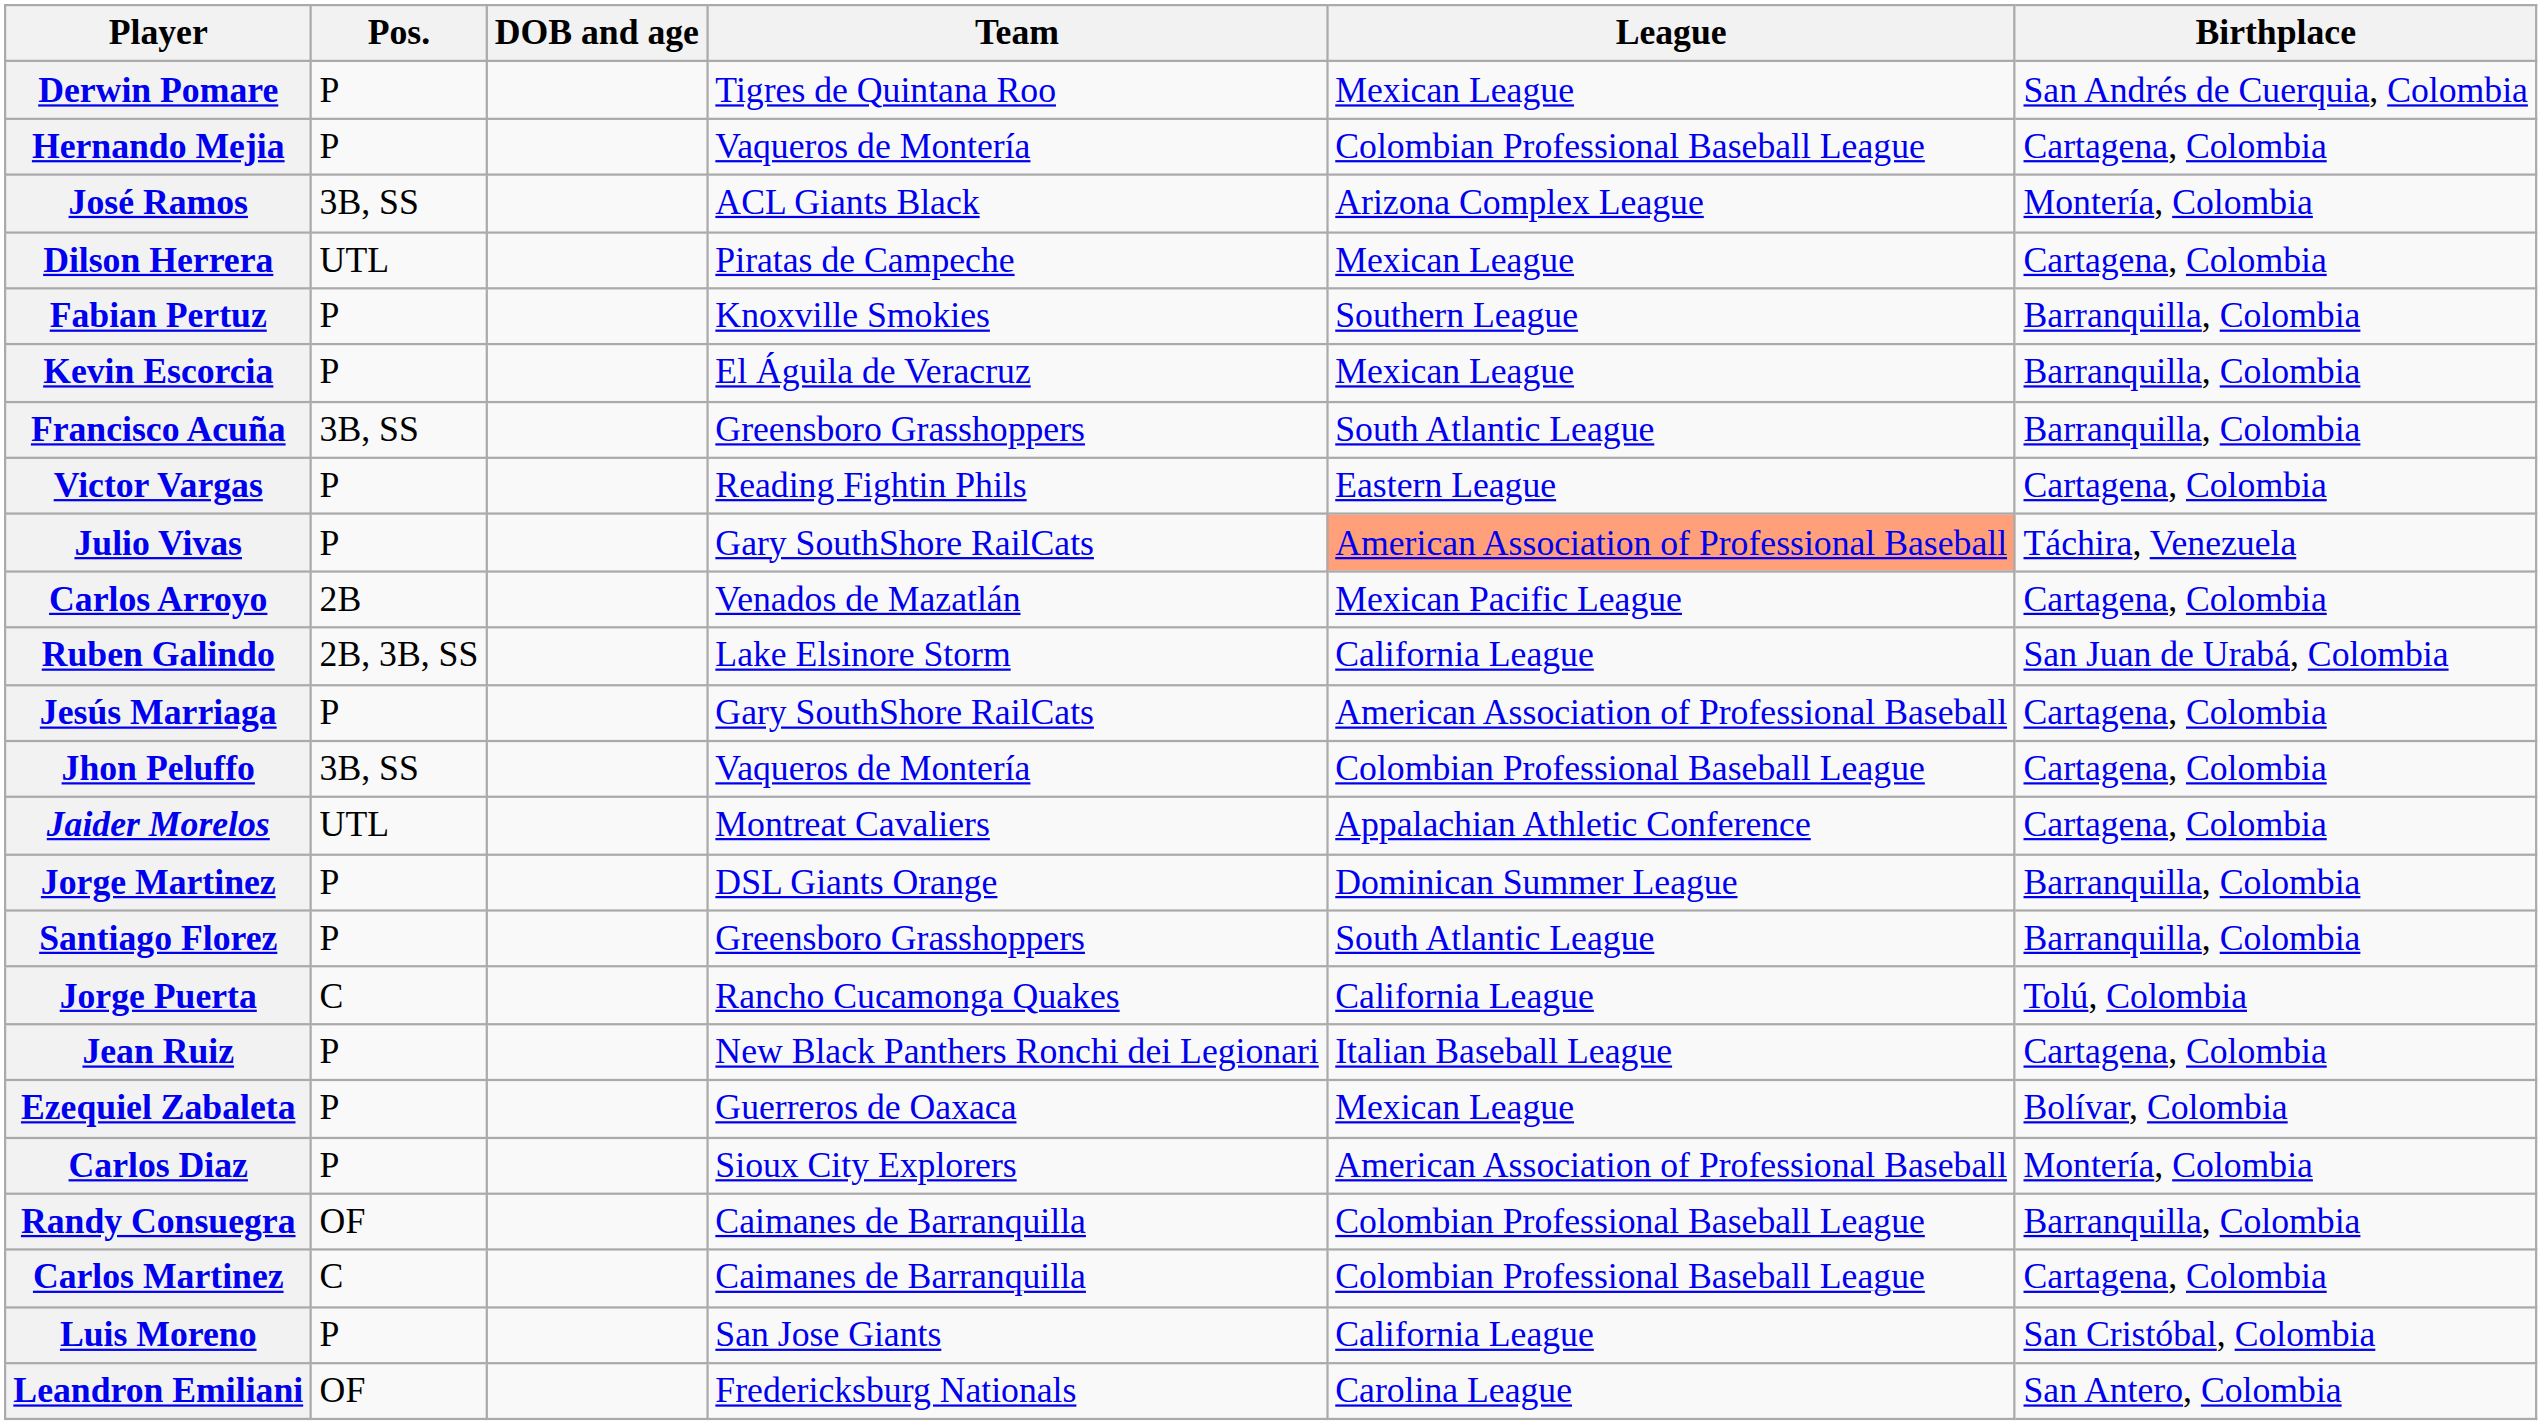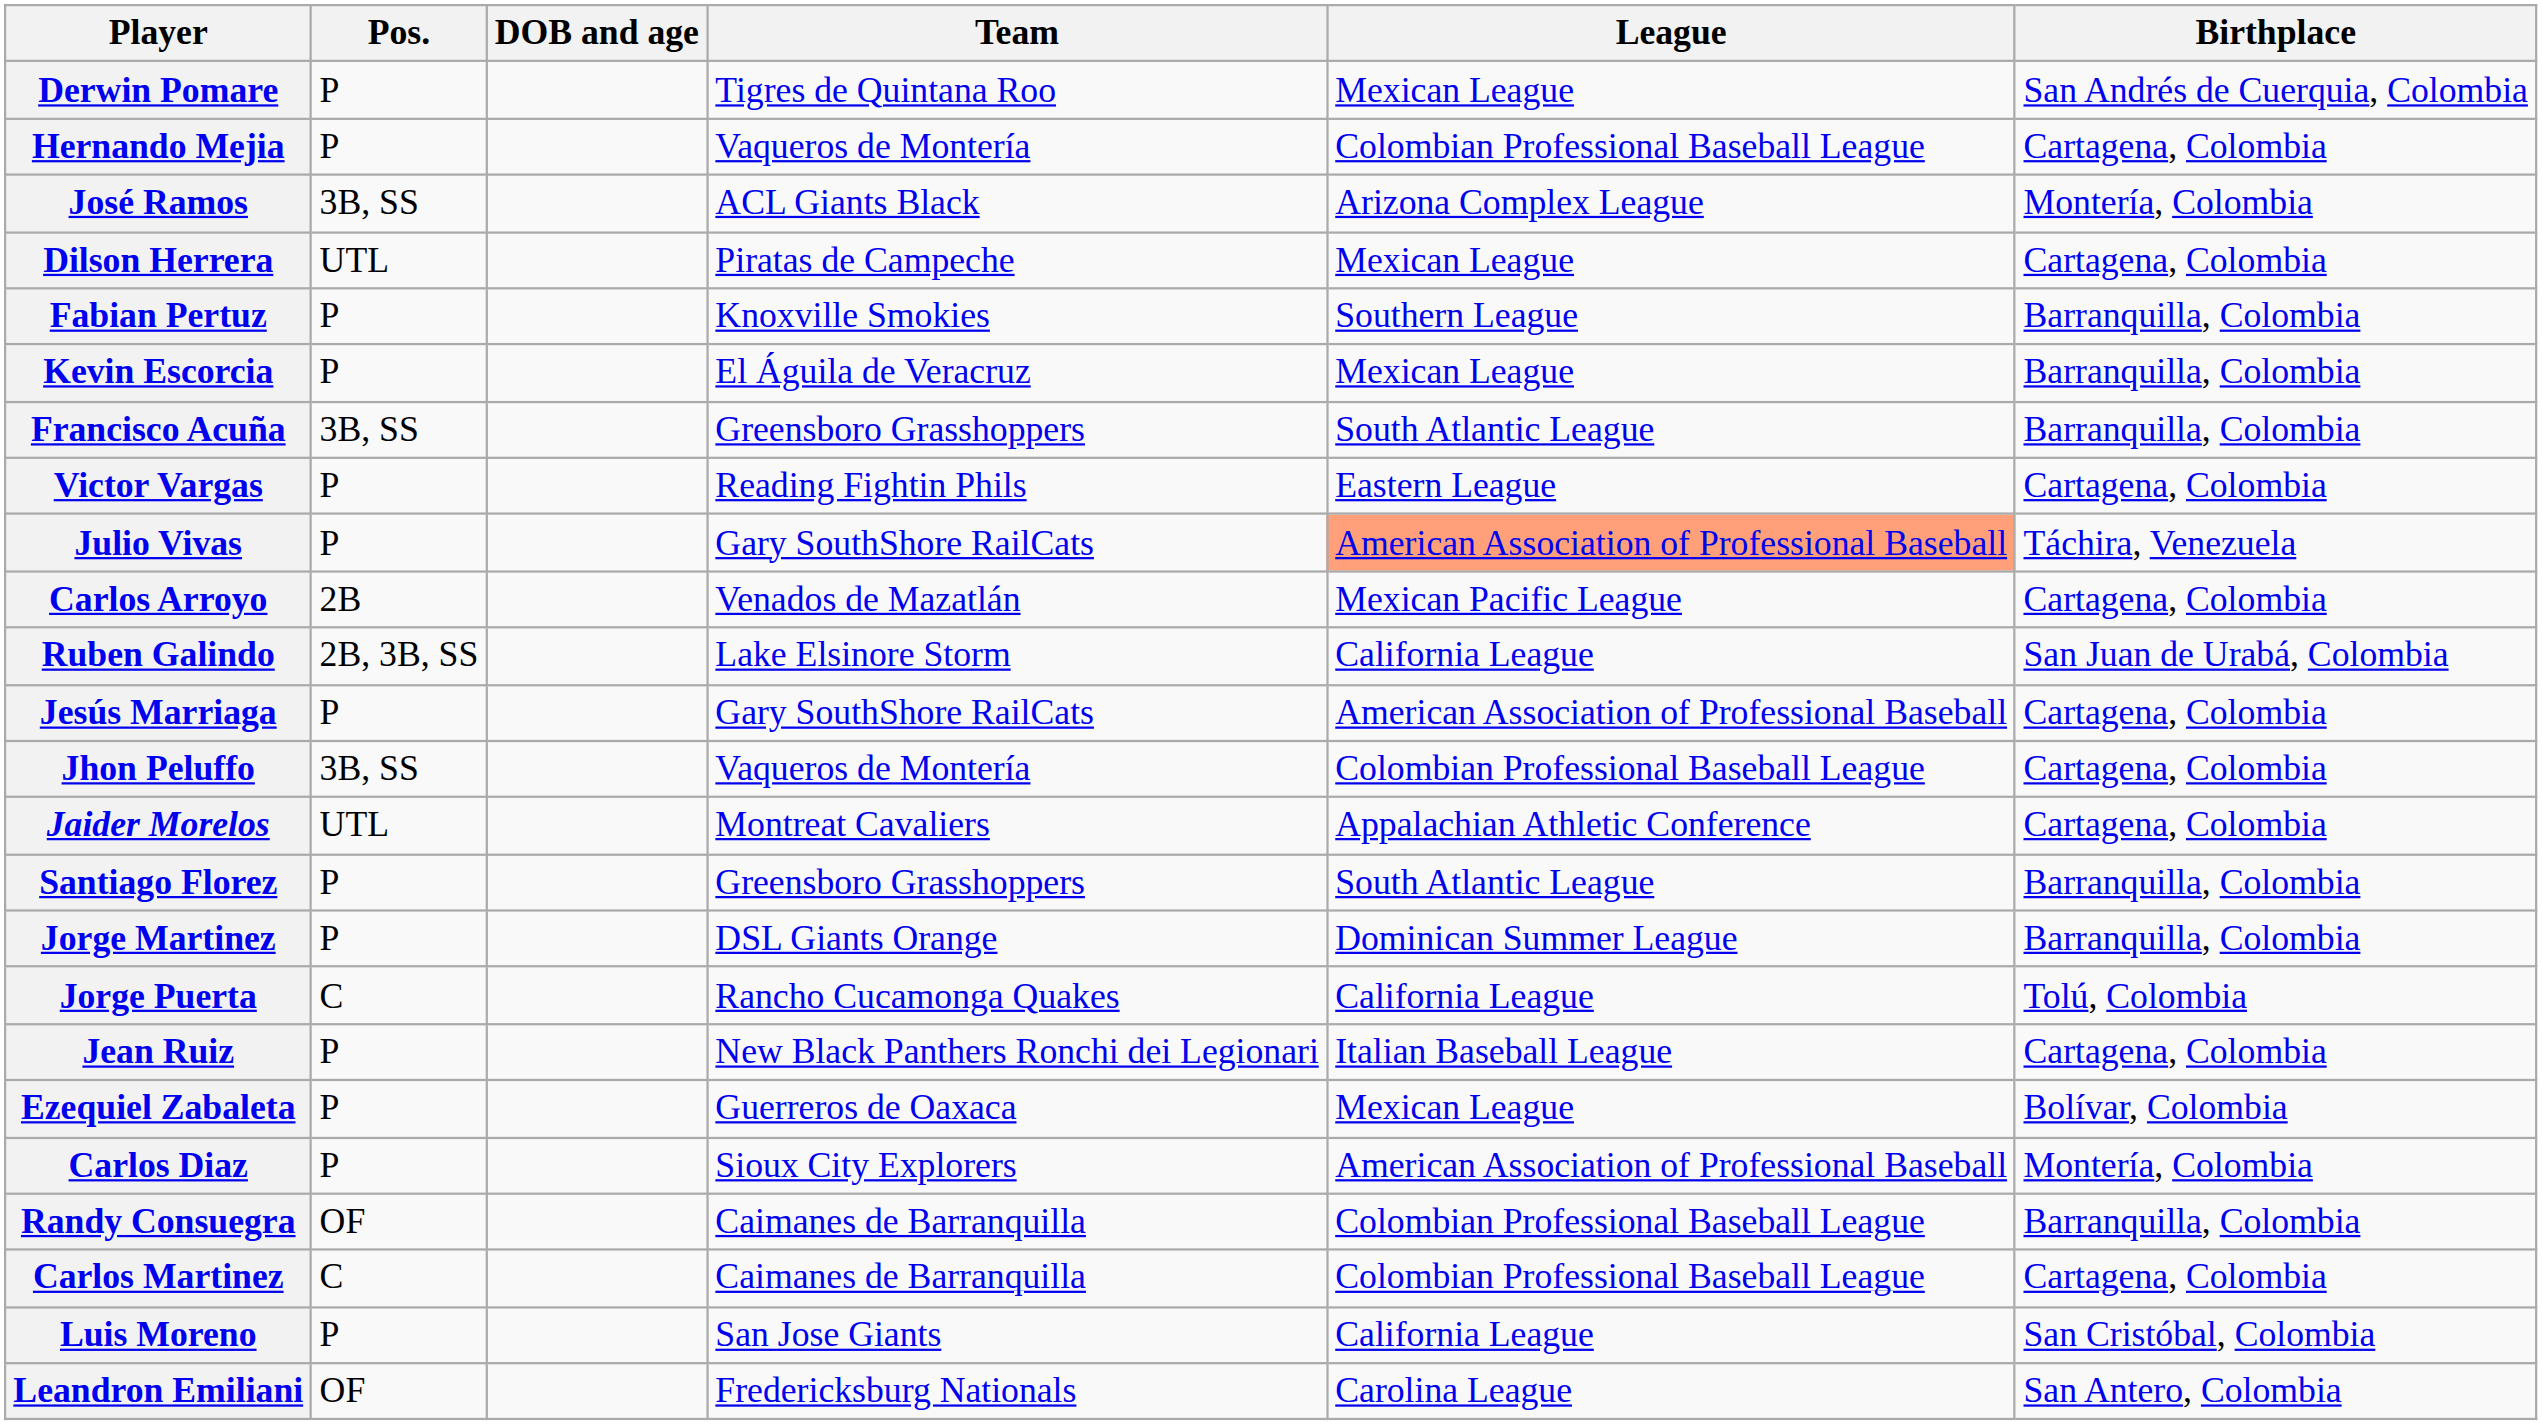rows swapped: (158, 881) <-> (158, 938)
